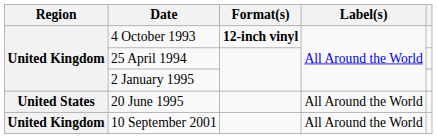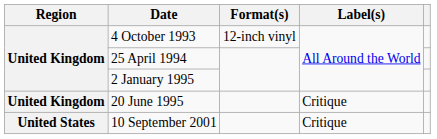(261, 36) bold -> (259, 36) normal
(56, 101) United States -> (56, 101) United Kingdom
(364, 101) All Around the World -> (324, 101) Critique
(56, 123) United Kingdom -> (56, 123) United States
(364, 123) All Around the World -> (324, 123) Critique
